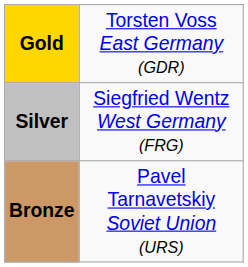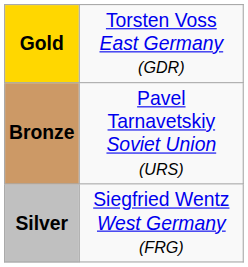rows swapped: (42, 121) <-> (42, 210)
